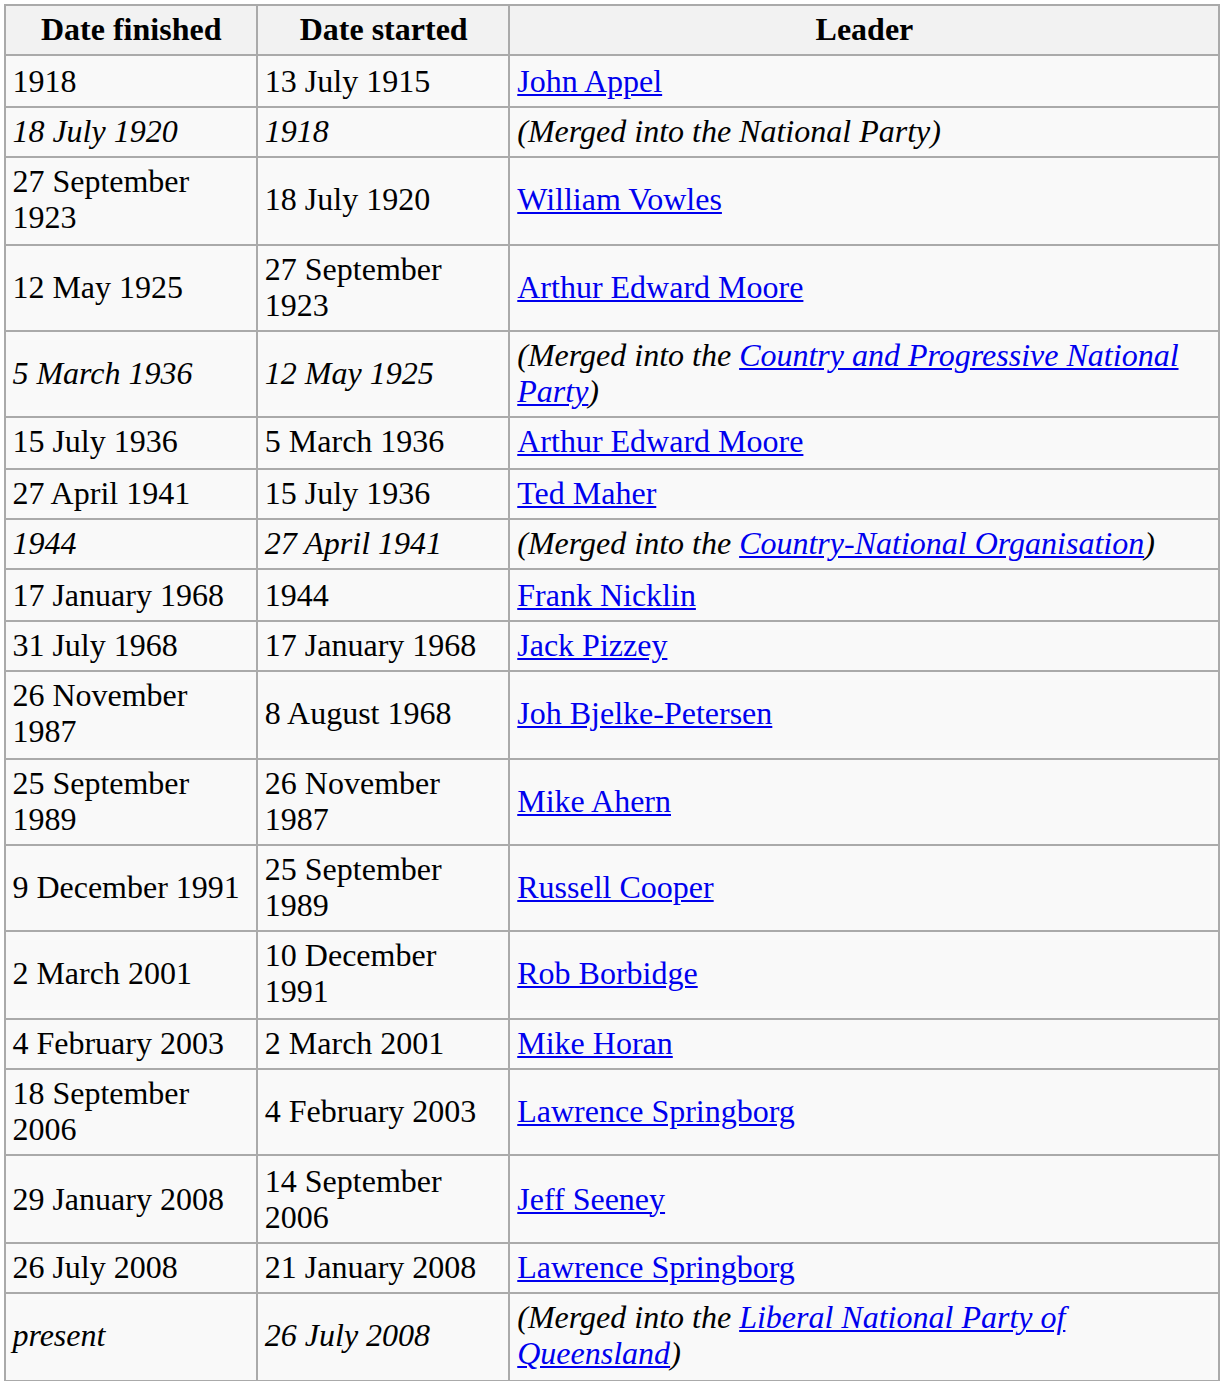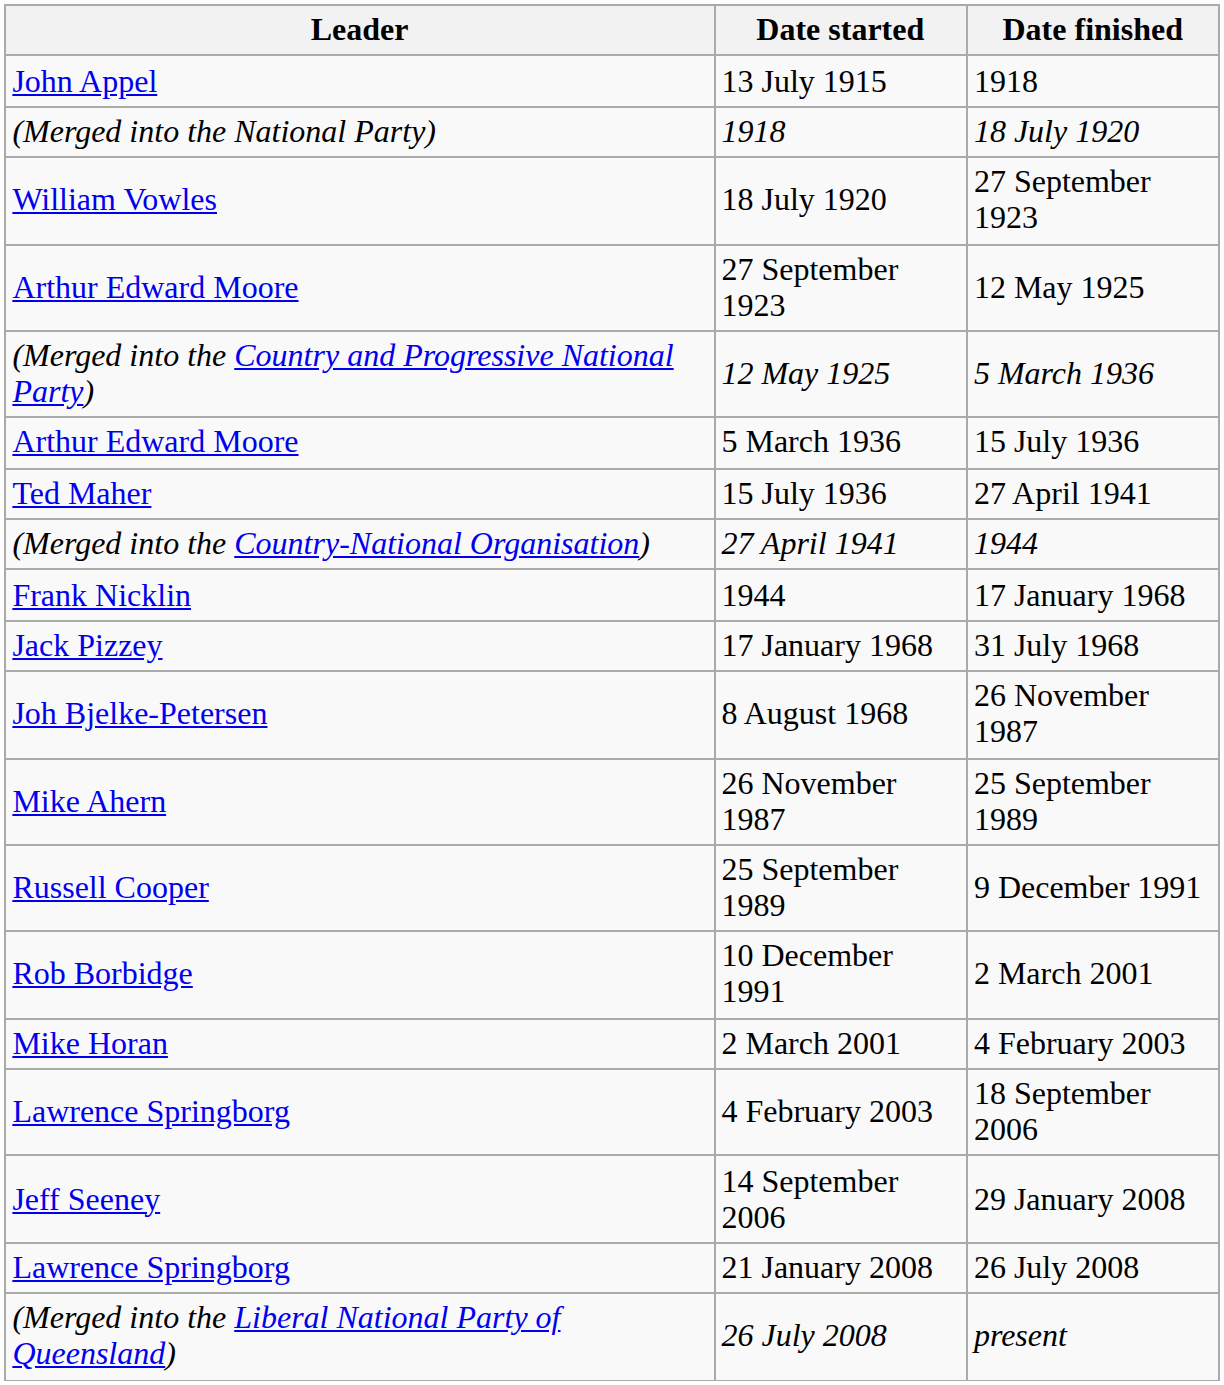columns swapped: (864, 29) <-> (131, 29)
